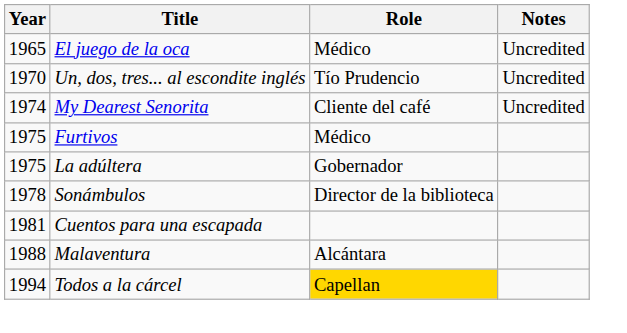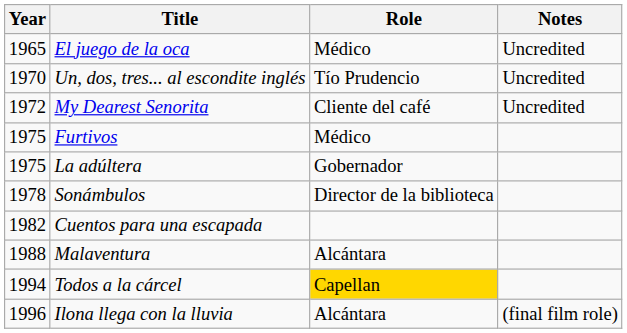(27, 107) 1974 -> (27, 107) 1972
(27, 225) 1981 -> (27, 225) 1982
+ row: (144, 313)
